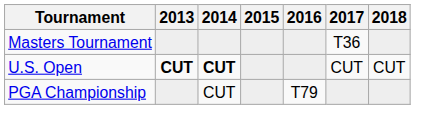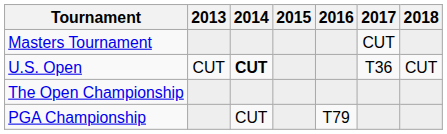(347, 42) T36 -> (379, 42) CUT
(177, 67) bold -> (209, 67) normal
(347, 67) CUT -> (379, 67) T36
+ row: (96, 92)
